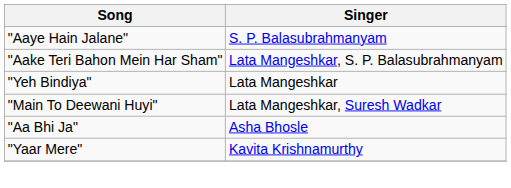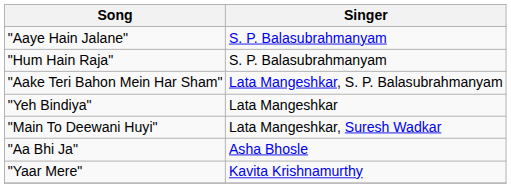+ row: (60, 60)
